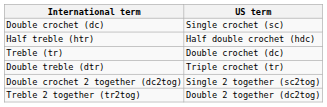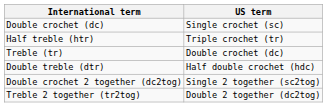(251, 39) Half double crochet (hdc) -> (235, 39) Triple crochet (tr)
(235, 67) Triple crochet (tr) -> (251, 67) Half double crochet (hdc)
